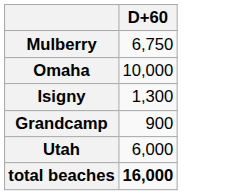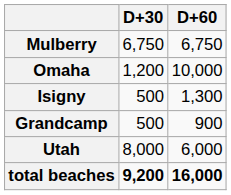+ column: (143, 17)
